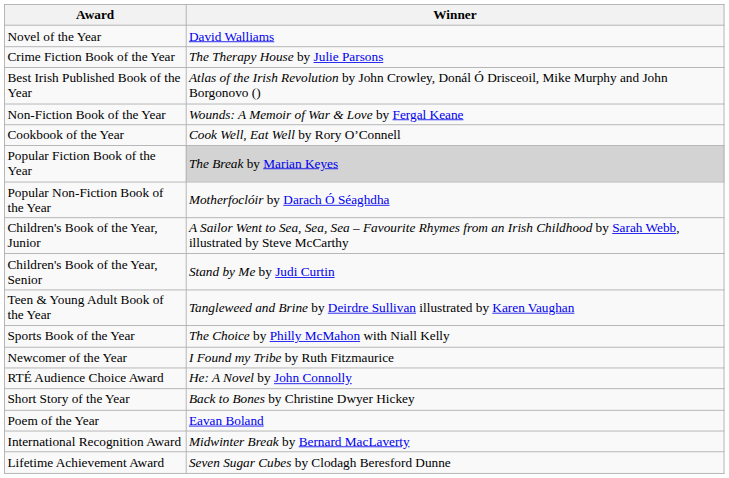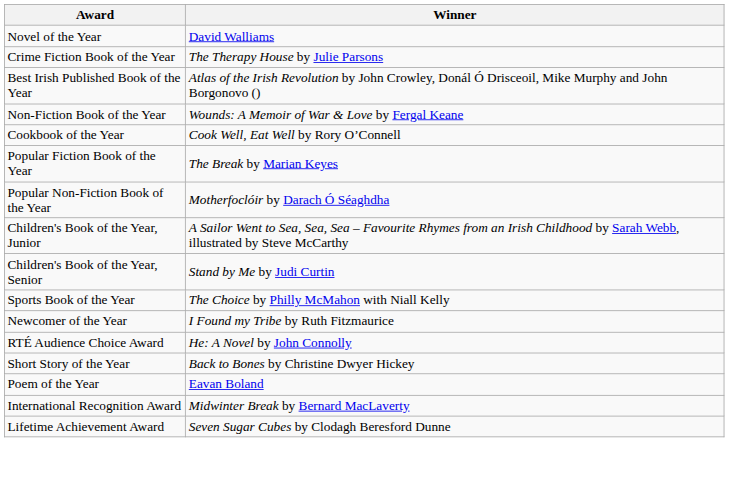(264, 163) lightgrey background -> (263, 163) no background
- row: (86, 307)
